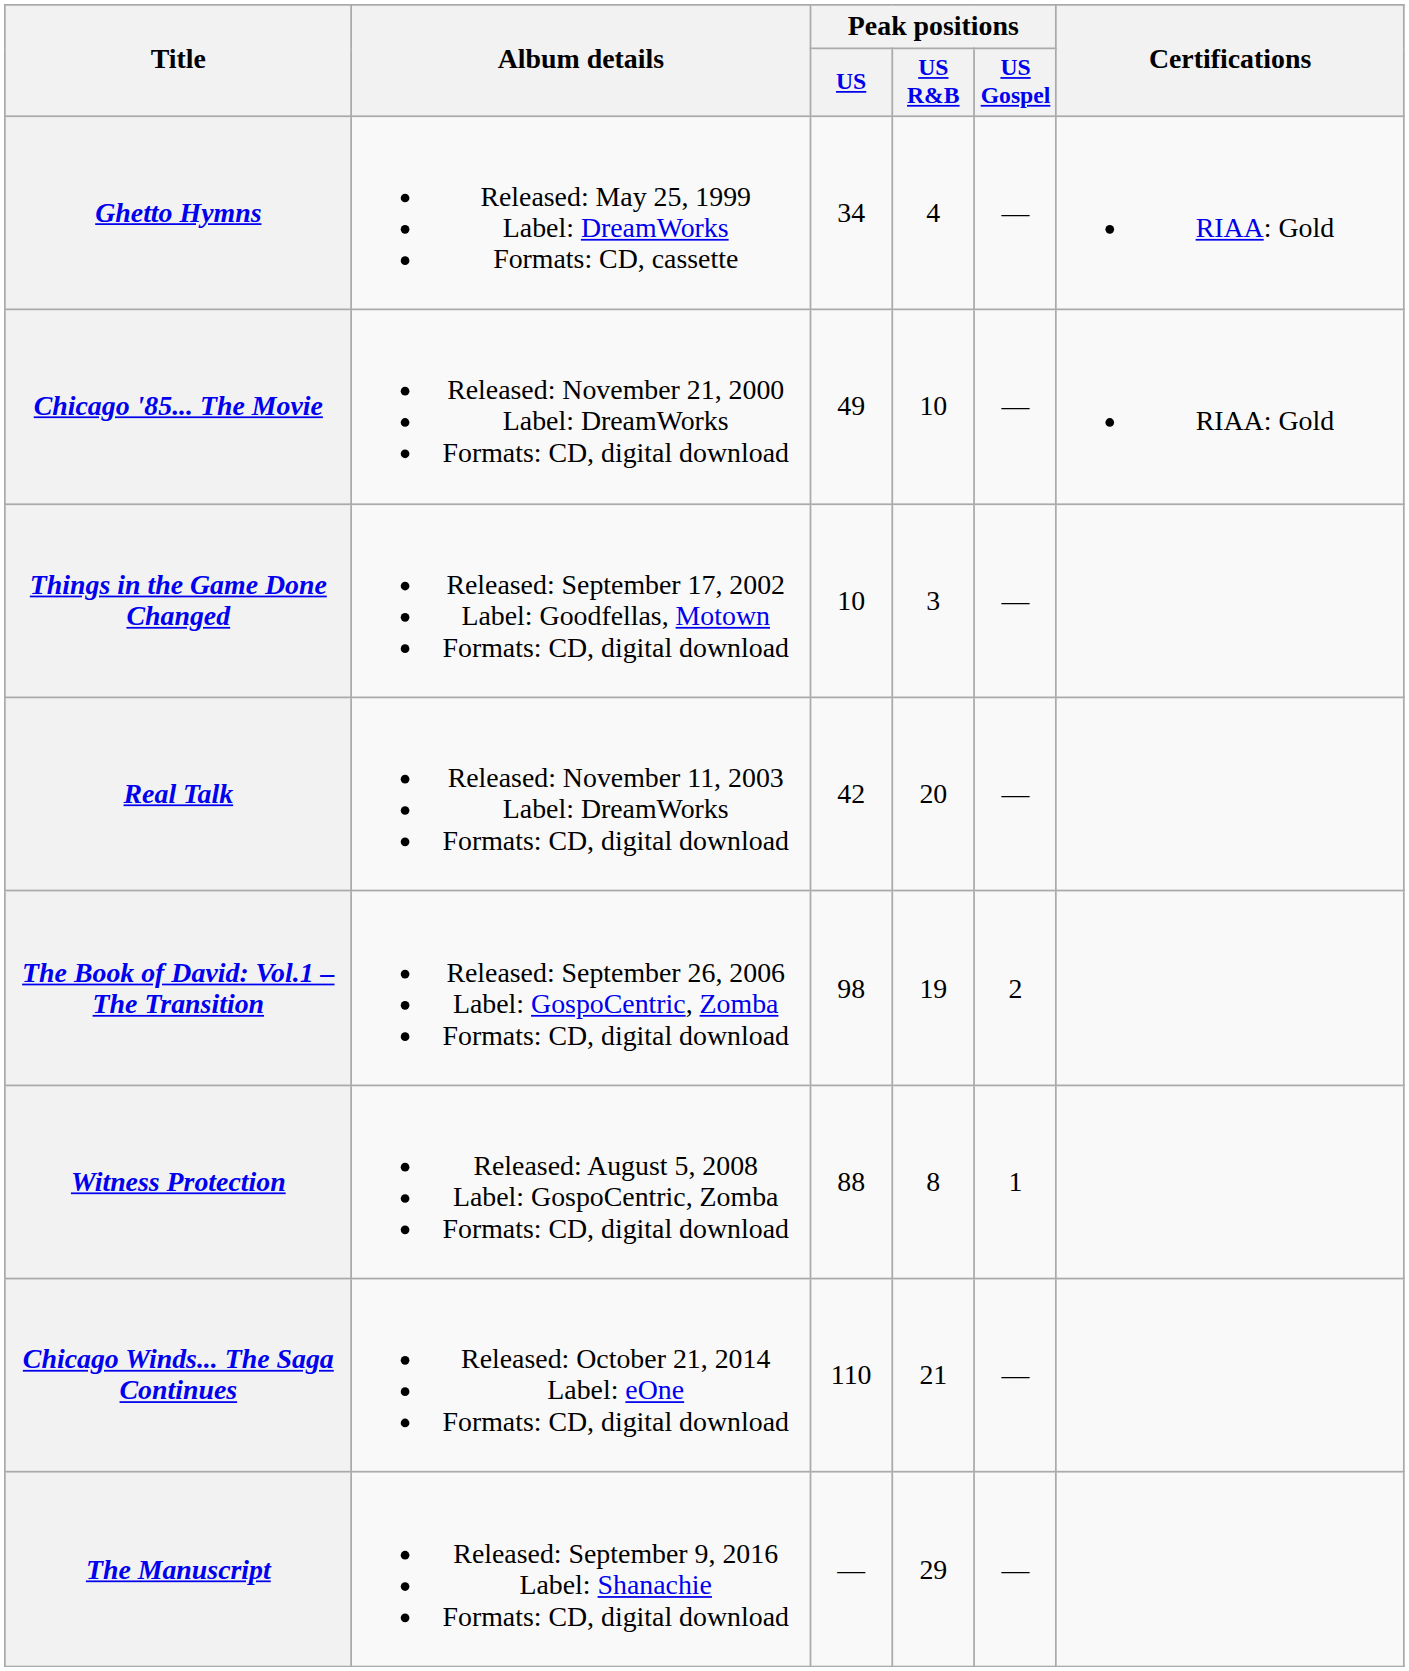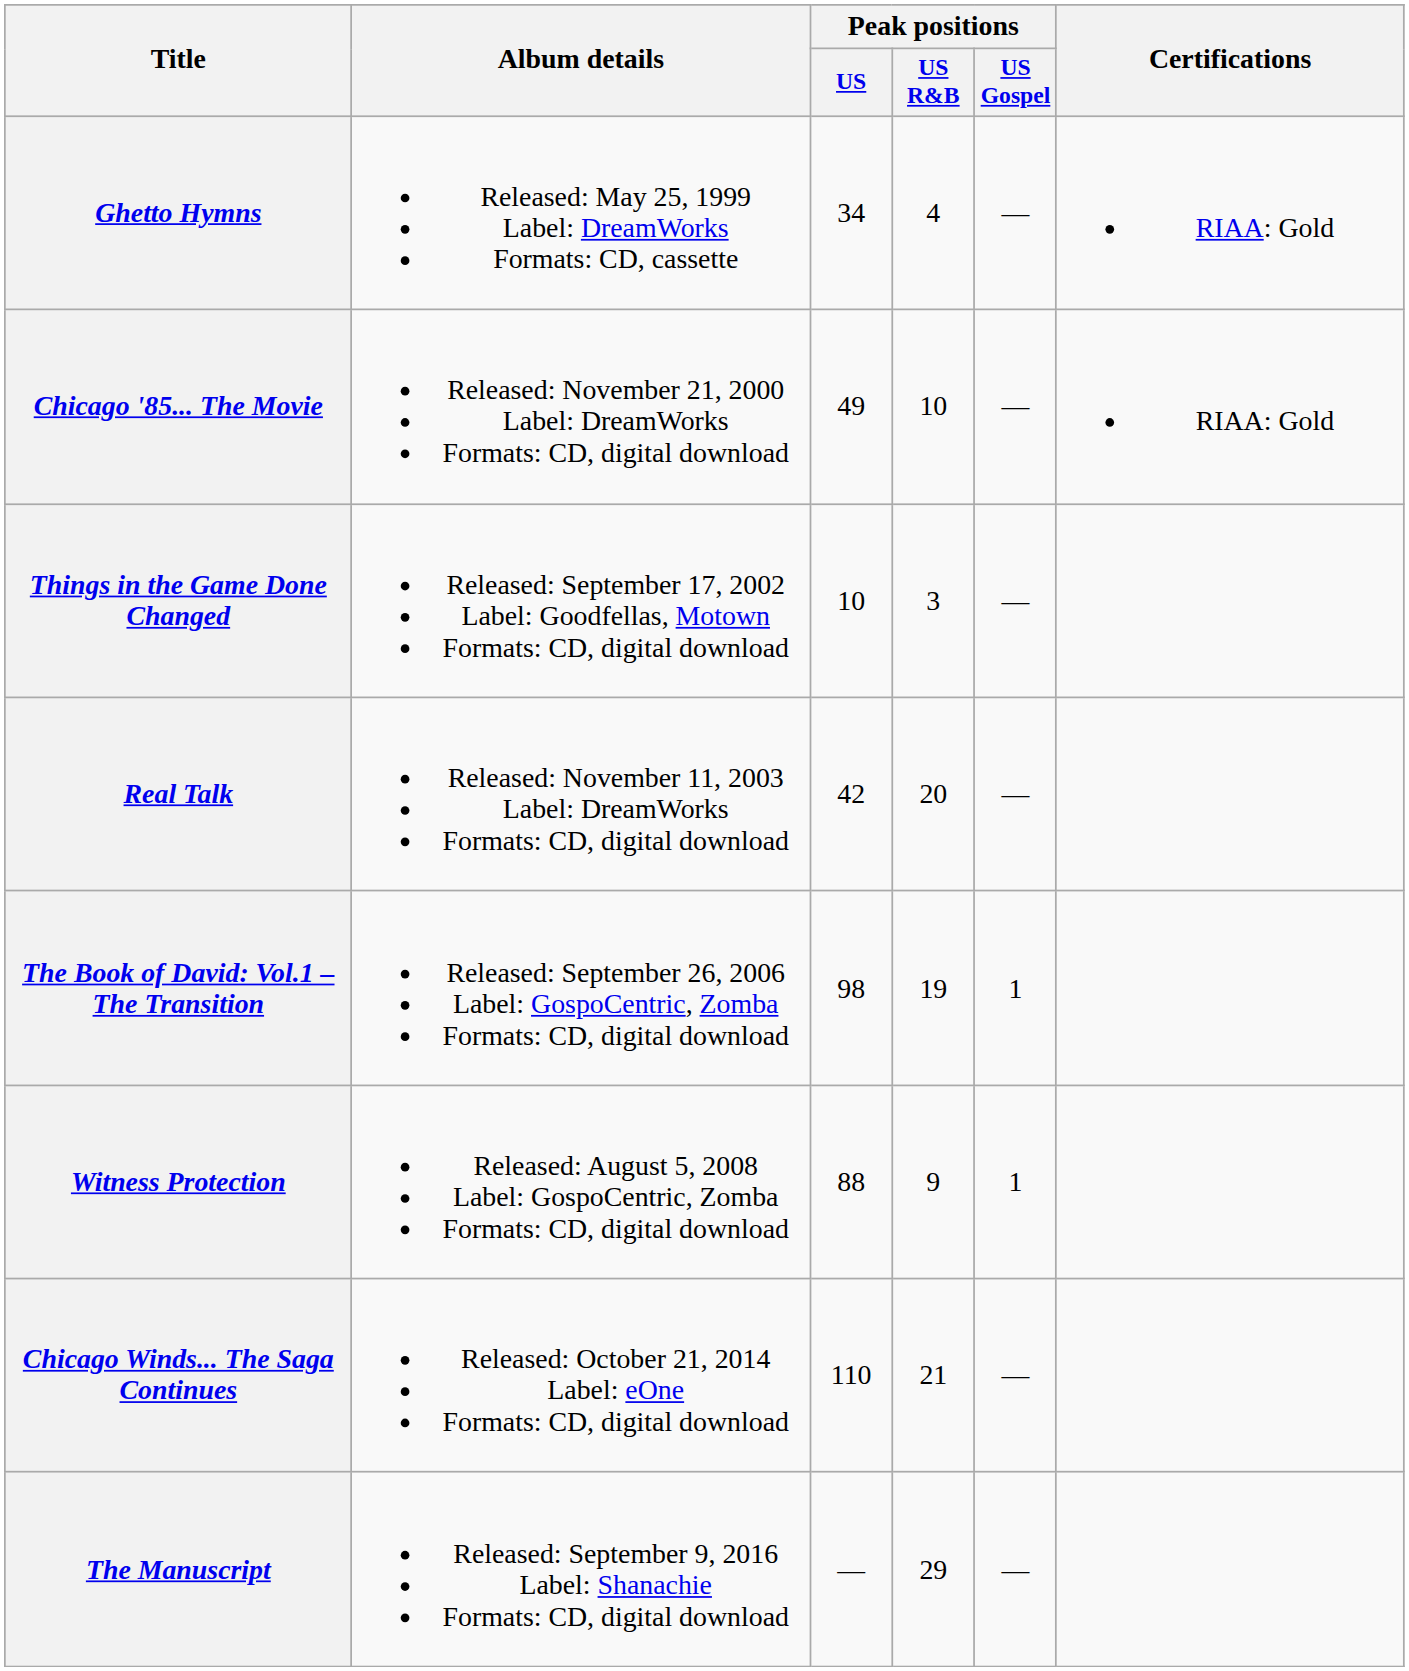(1016, 987) 2 -> (1016, 987) 1
(933, 1181) 8 -> (933, 1181) 9
